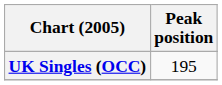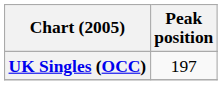(184, 65) 195 -> (184, 65) 197
